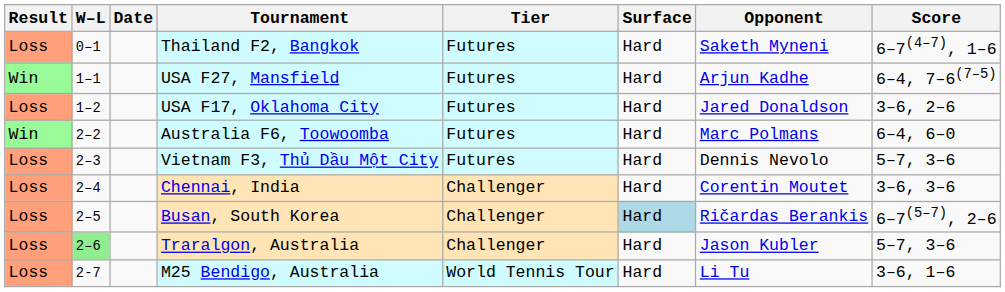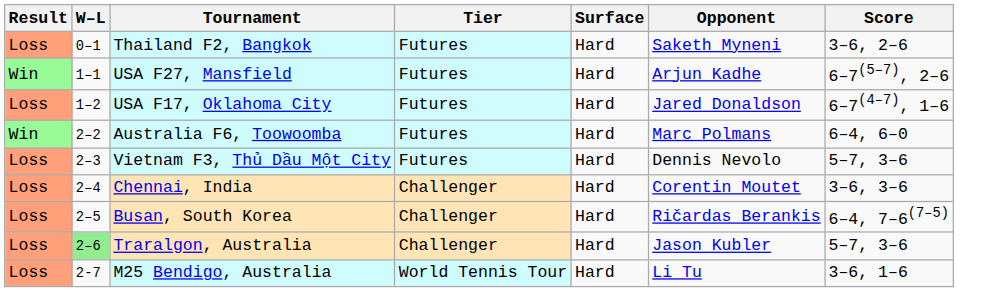- column: (133, 18)
(936, 47) 6–7(4–7), 1–6 -> (868, 45) 3–6, 2–6
(936, 78) 6–4, 7–6(7–5) -> (889, 74) 6–7(5–7), 2–6
(916, 107) 3–6, 2–6 -> (889, 105) 6–7(4–7), 1–6
(642, 217) lightblue background -> (595, 217) no background
(936, 217) 6–7(5–7), 2–6 -> (889, 217) 6–4, 7–6(7–5)
